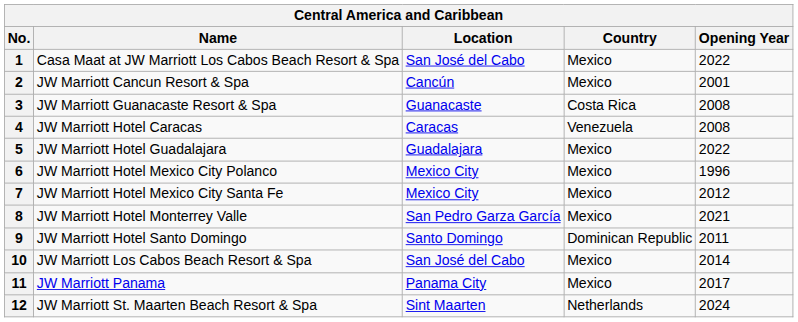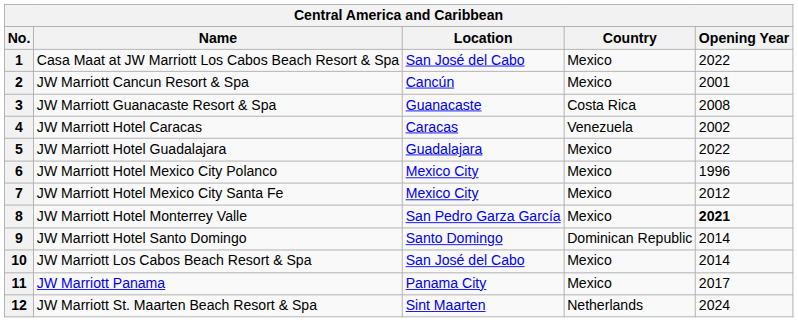(715, 127) 2008 -> (715, 127) 2002
(715, 216) normal -> (715, 216) bold
(714, 238) 2011 -> (715, 238) 2014
